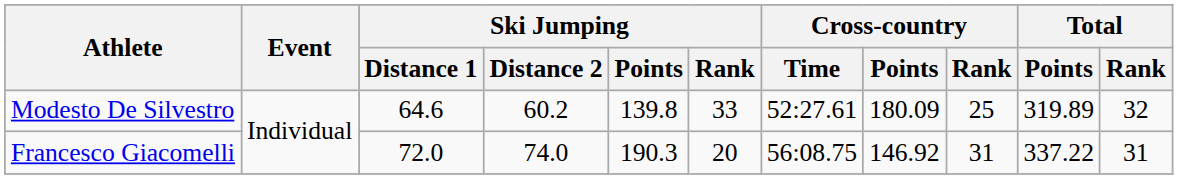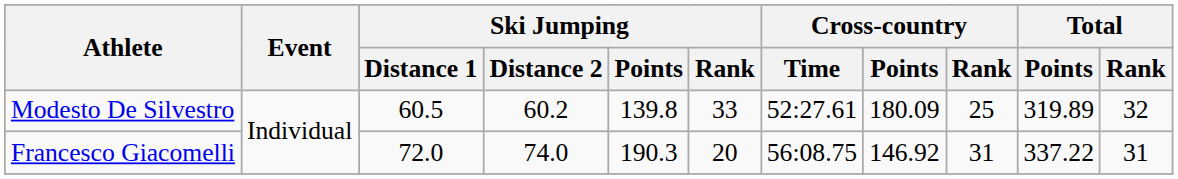(421, 110) 64.6 -> (421, 110) 60.5
